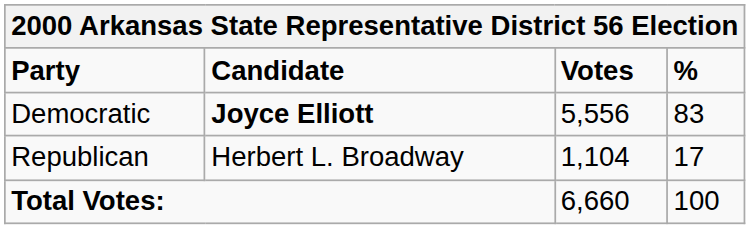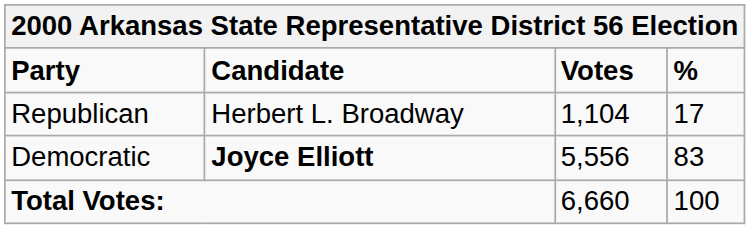rows swapped: (81, 113) <-> (80, 157)
